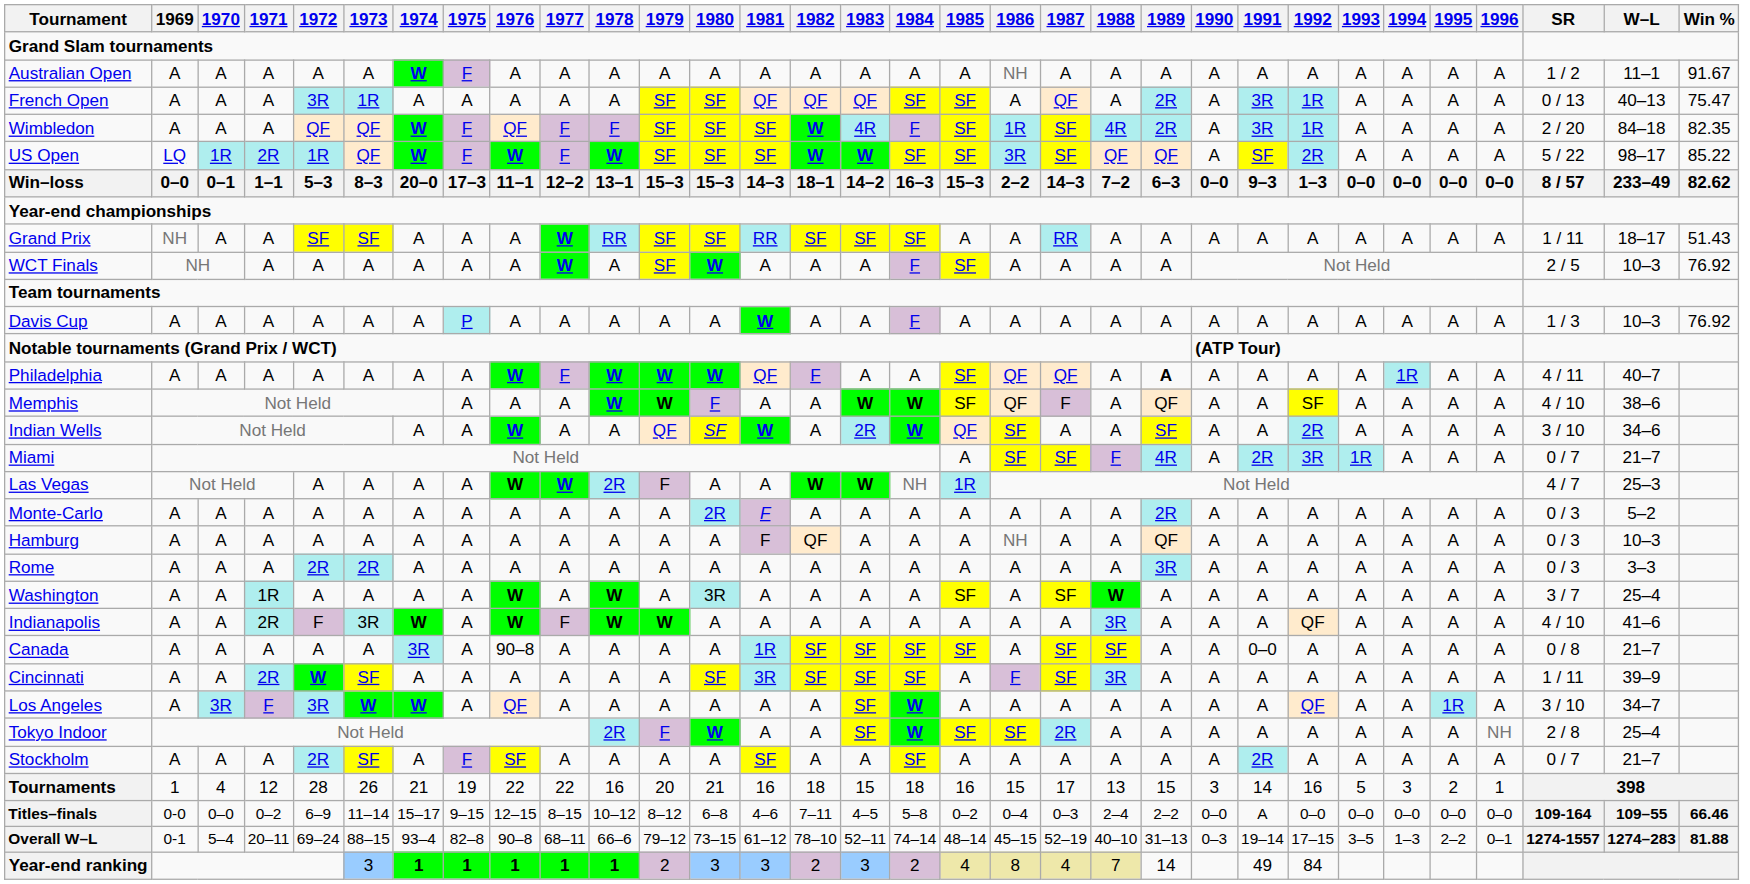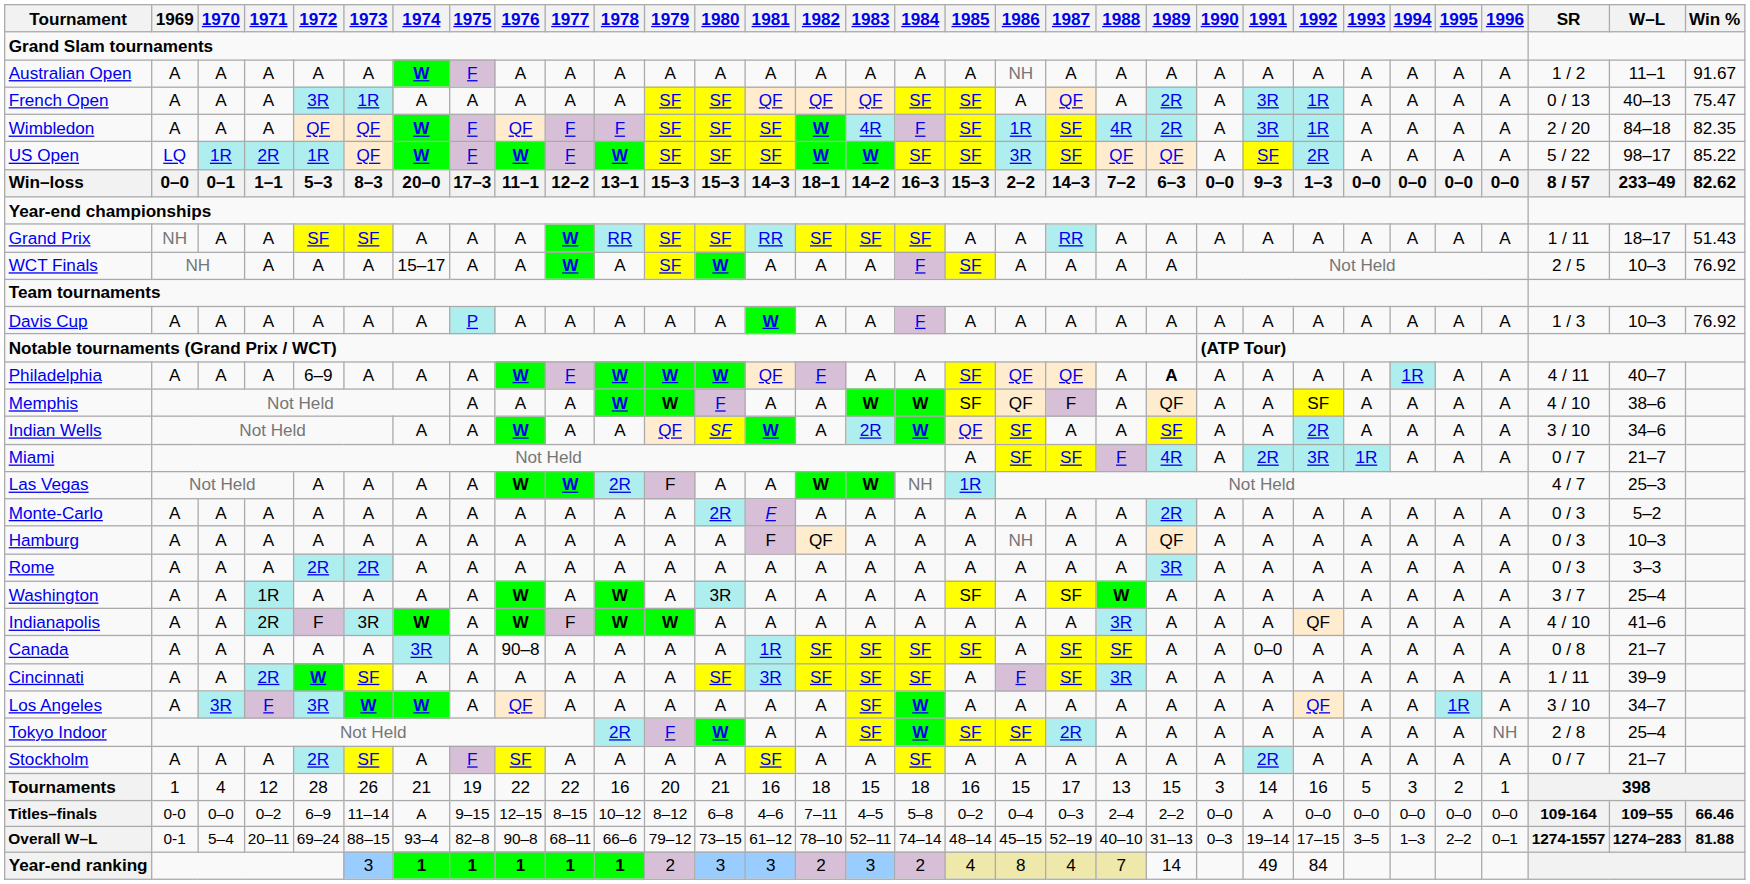(419, 266) A -> (421, 266) 15–17
(318, 376) A -> (318, 376) 6–9
(419, 814) 15–17 -> (421, 814) A
